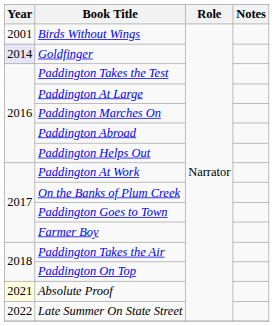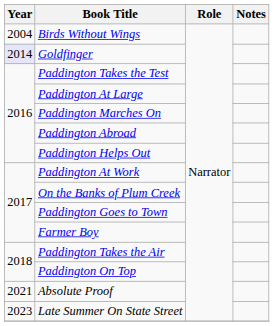(20, 34) 2001 -> (20, 34) 2004
(20, 291) lightyellow background -> (20, 291) no background
(20, 311) 2022 -> (20, 311) 2023
